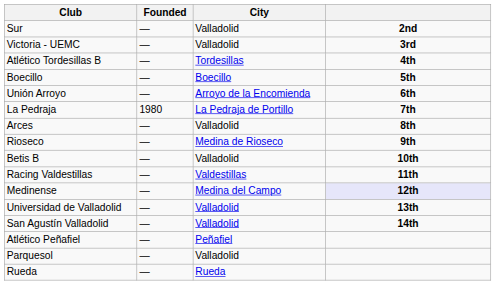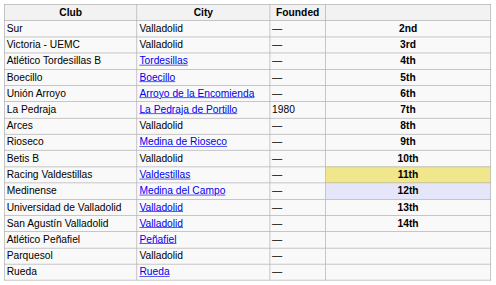columns swapped: (259, 12) <-> (165, 12)
(408, 175) no background -> (408, 175) khaki background
